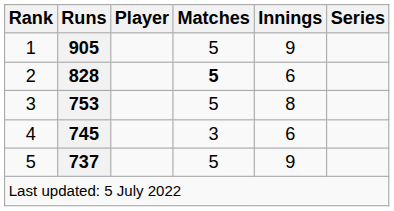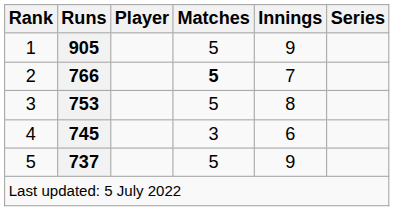(84, 76) 828 -> (84, 76) 766
(290, 76) 6 -> (290, 76) 7
